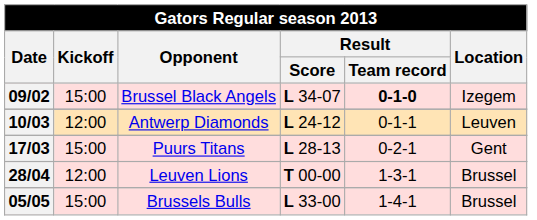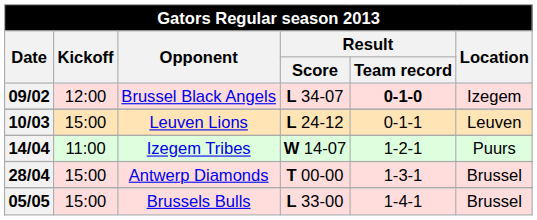(86, 97) 15:00 -> (86, 97) 12:00
(86, 123) 12:00 -> (86, 123) 15:00
(199, 123) Antwerp Diamonds -> (199, 123) Leuven Lions
- row: (29, 149)
+ row: (29, 149)
(86, 175) 12:00 -> (86, 175) 15:00
(199, 175) Leuven Lions -> (199, 175) Antwerp Diamonds
